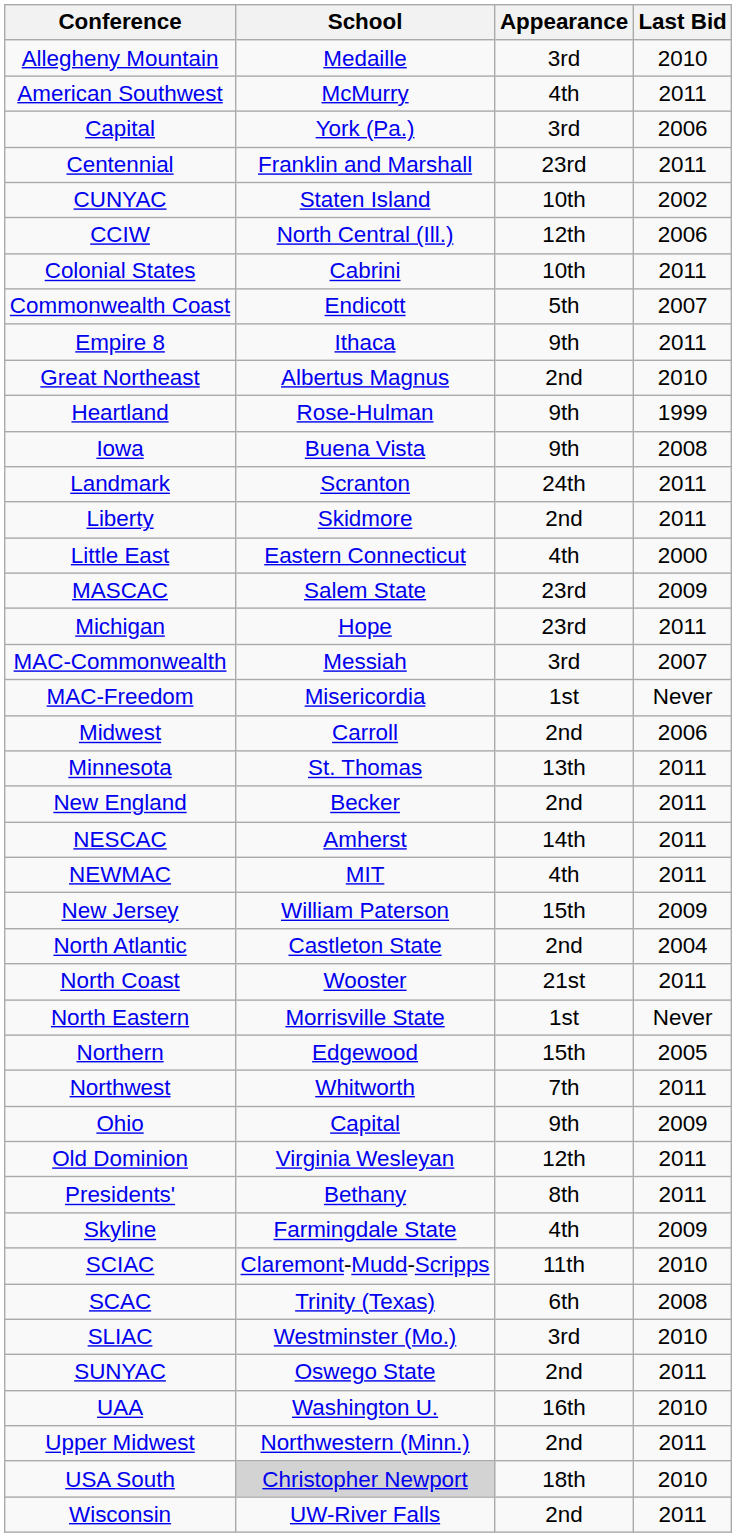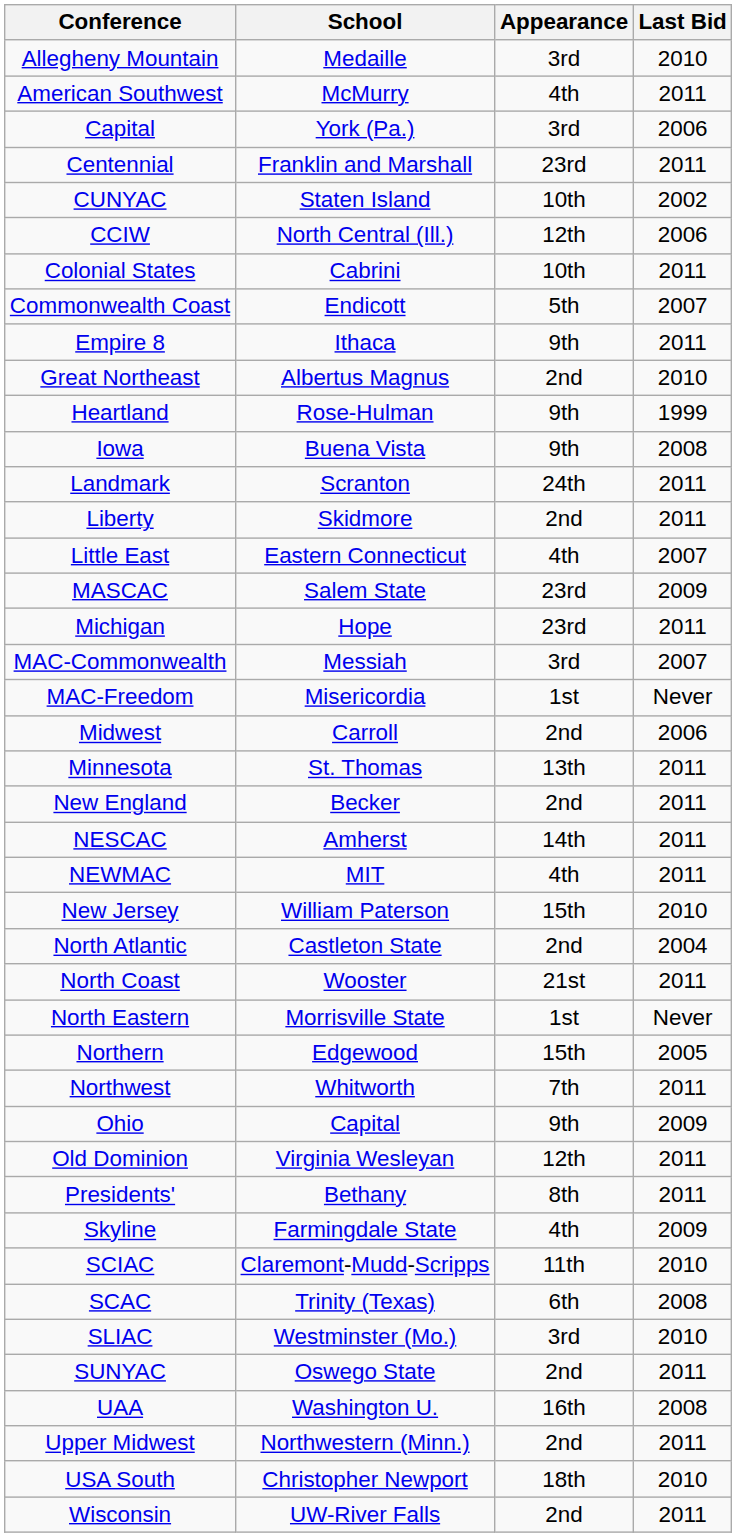(683, 555) 2000 -> (683, 555) 2007
(683, 910) 2009 -> (683, 910) 2010
(683, 1407) 2010 -> (683, 1407) 2008
(365, 1478) lightgrey background -> (365, 1478) no background
